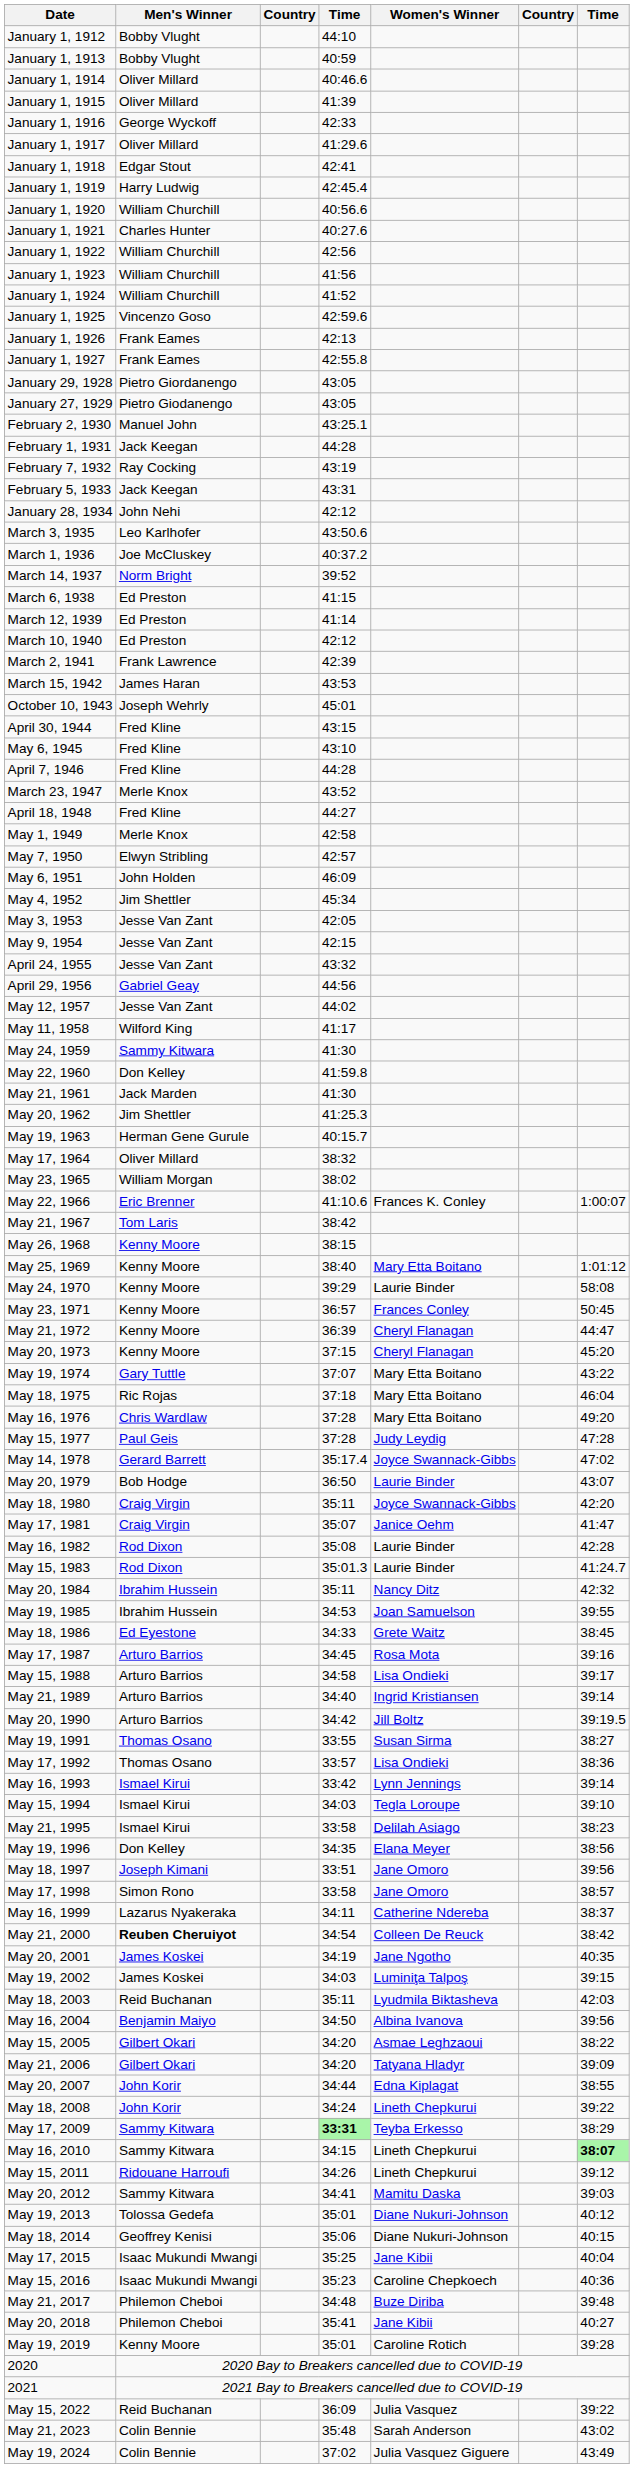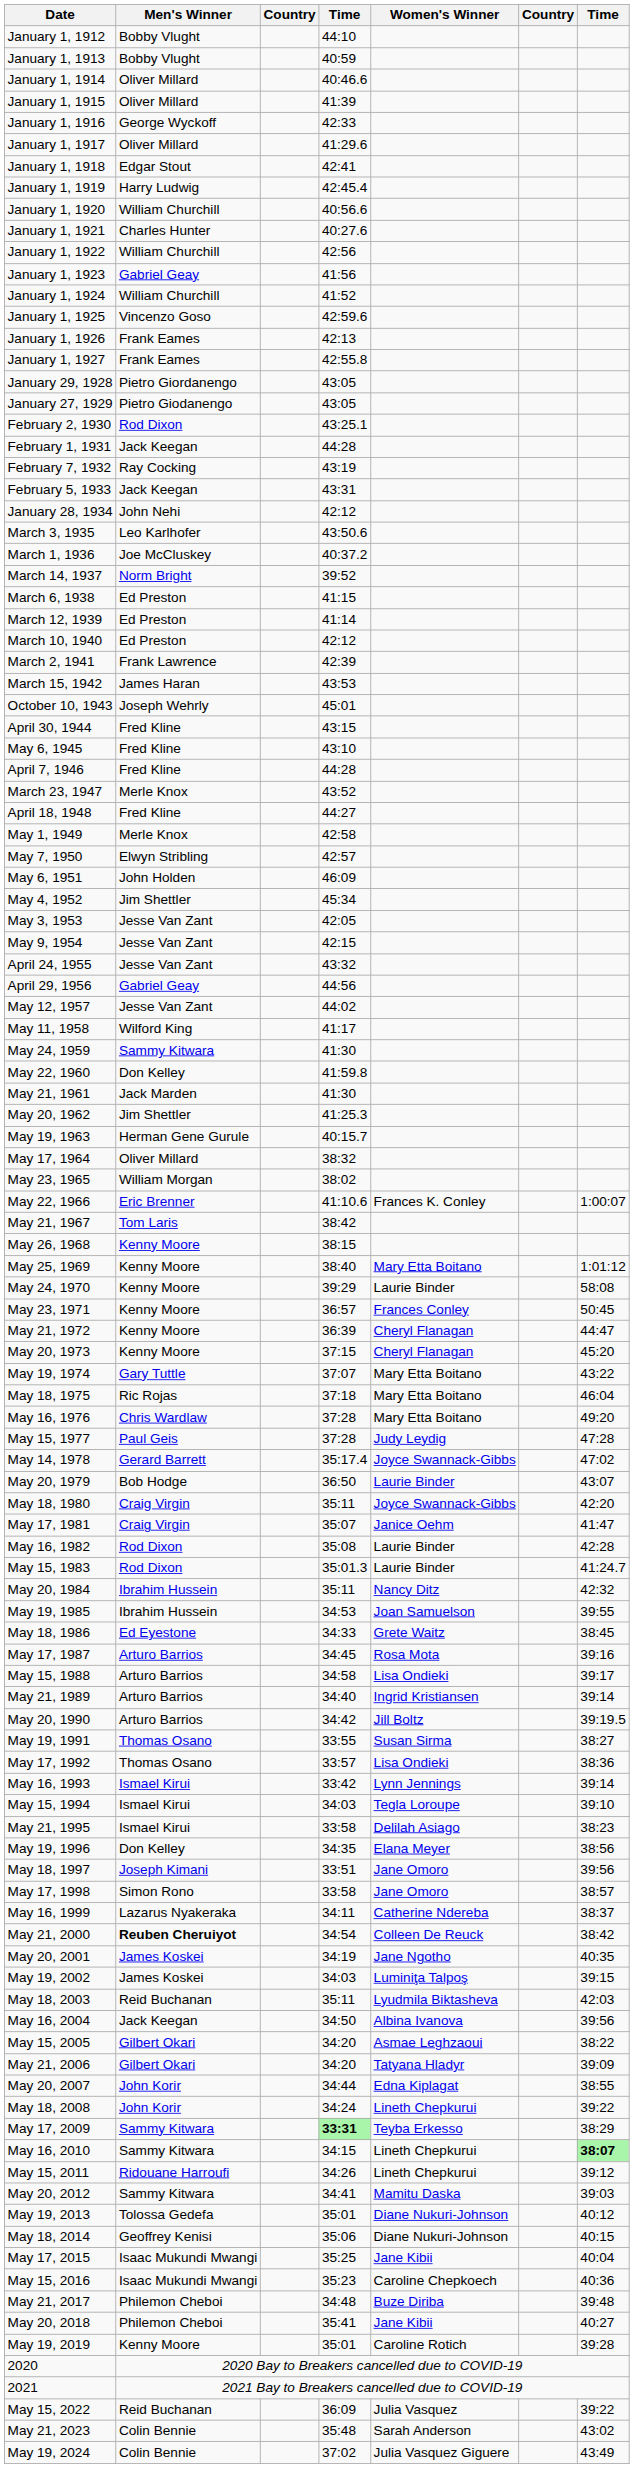(169, 274) William Churchill -> (159, 274) Gabriel Geay
(158, 425) Manuel John -> (151, 425) Rod Dixon
(167, 2021) Benjamin Maiyo -> (158, 2021) Jack Keegan
